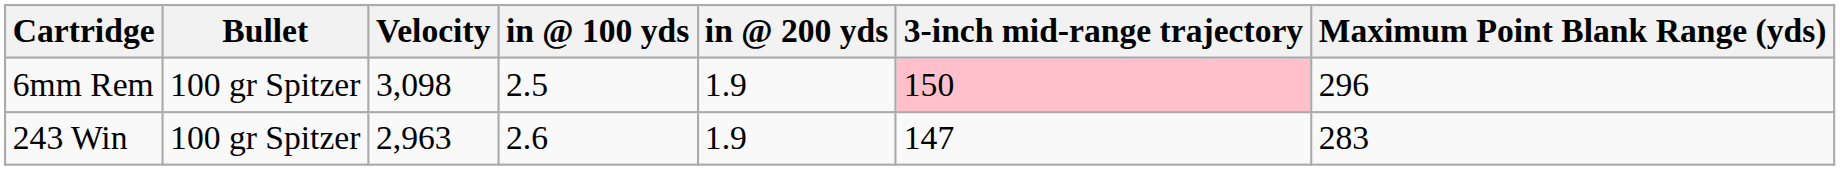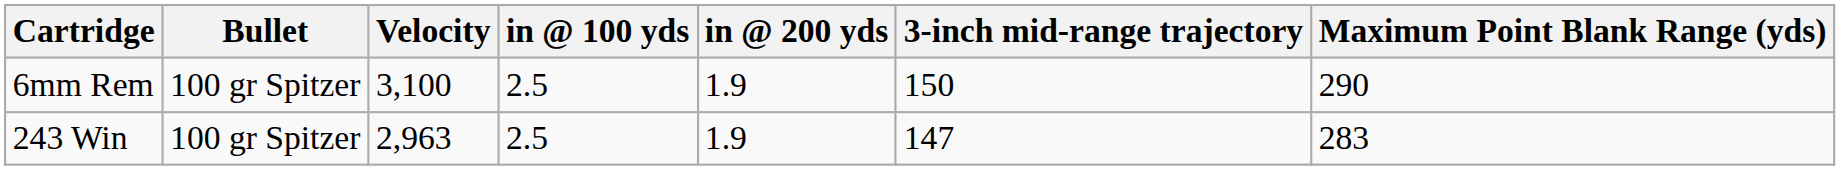(414, 84) 3,098 -> (414, 84) 3,100
(929, 84) pink background -> (929, 84) no background
(1344, 84) 296 -> (1344, 84) 290
(527, 137) 2.6 -> (527, 137) 2.5
